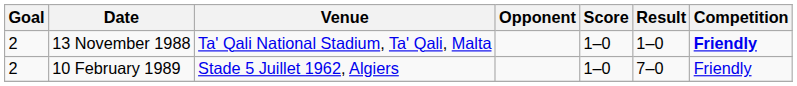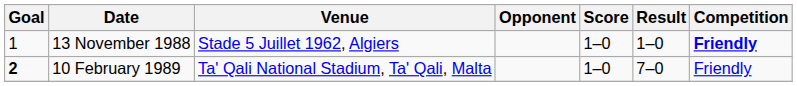(13, 44) 2 -> (13, 44) 1
(345, 44) Ta' Qali National Stadium, Ta' Qali, Malta -> (298, 44) Stade 5 Juillet 1962, Algiers
(13, 69) normal -> (13, 69) bold
(298, 69) Stade 5 Juillet 1962, Algiers -> (345, 69) Ta' Qali National Stadium, Ta' Qali, Malta
